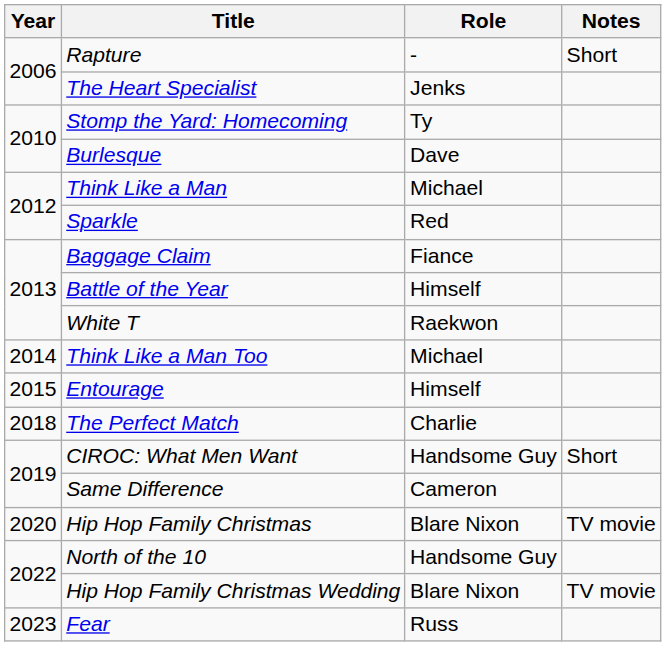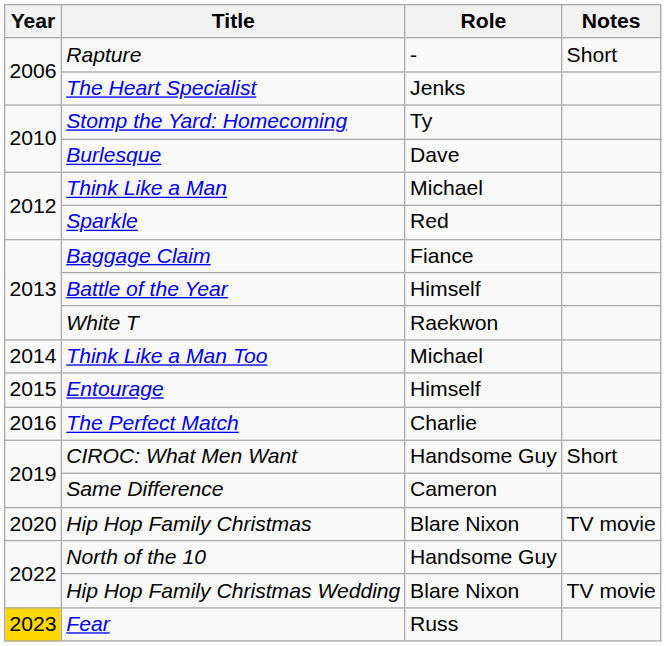(33, 423) 2018 -> (33, 423) 2016
(33, 624) no background -> (33, 624) gold background
